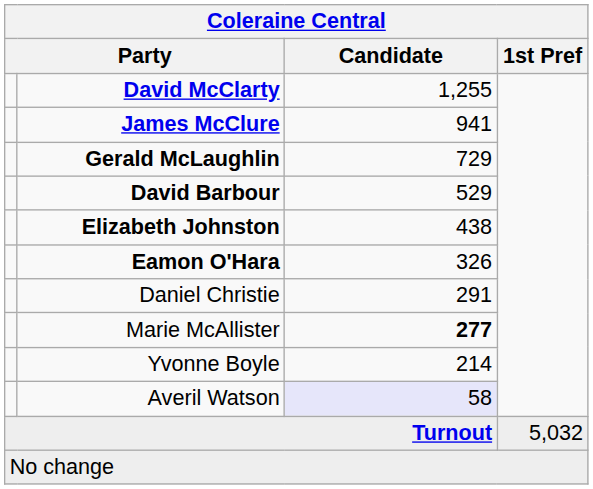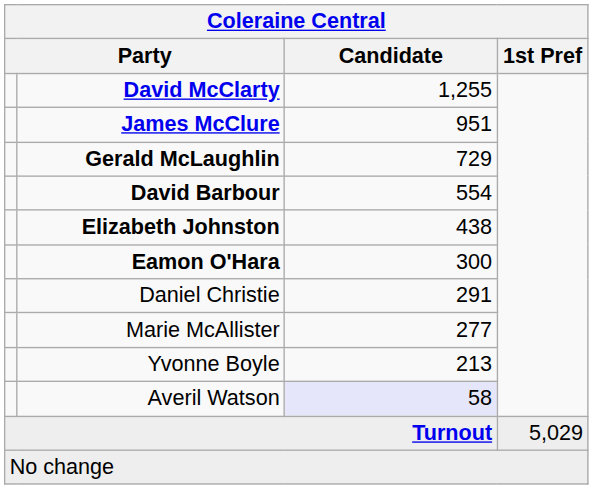(474, 124) 941 -> (474, 124) 951
(474, 192) 529 -> (474, 192) 554
(474, 261) 326 -> (474, 261) 300
(474, 329) bold -> (474, 329) normal
(474, 364) 214 -> (474, 364) 213
(556, 432) 5,032 -> (556, 432) 5,029
